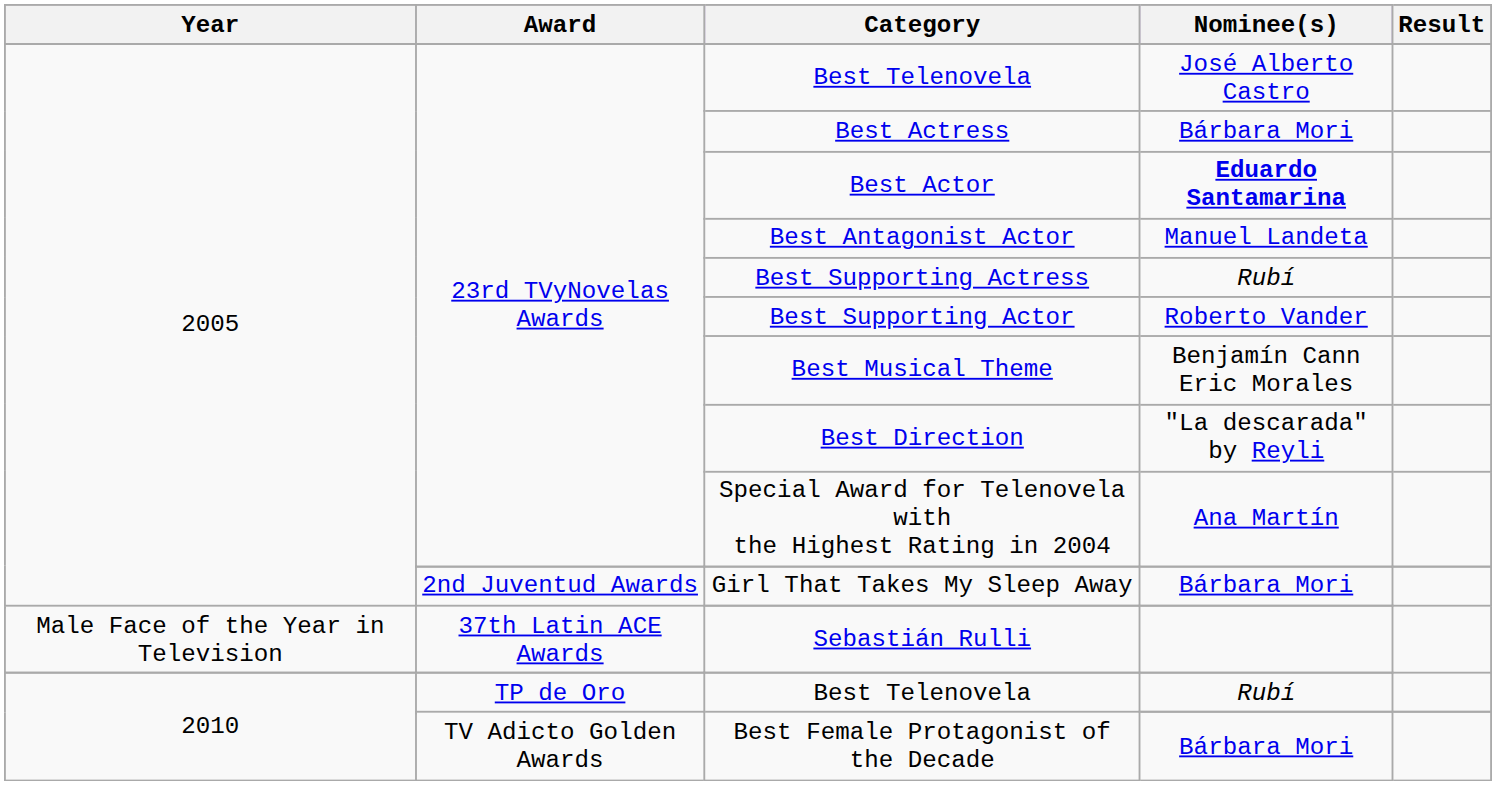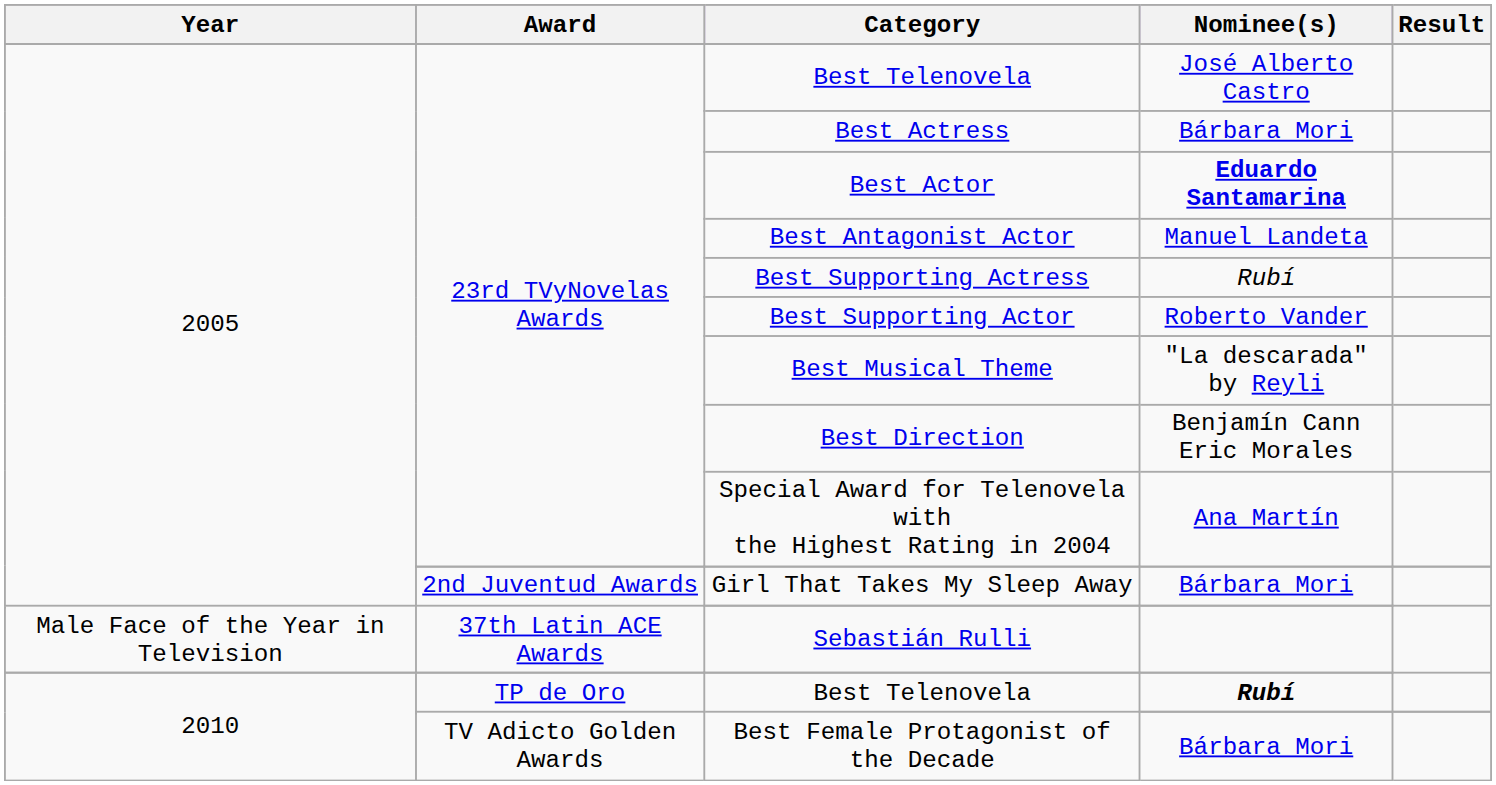(1266, 370) Benjamín Cann Eric Morales -> (1266, 370) "La descarada" by Reyli
(1266, 438) "La descarada" by Reyli -> (1266, 438) Benjamín Cann Eric Morales
(1266, 693) normal -> (1266, 693) bold
